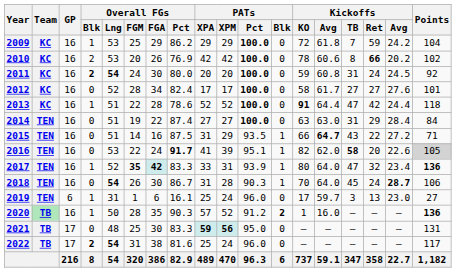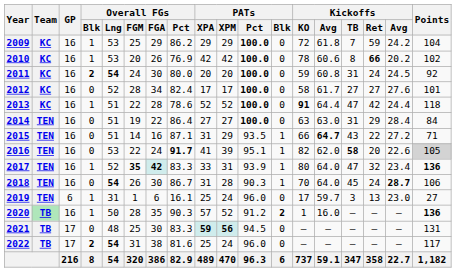(92, 58) 2 -> (92, 58) 1
(181, 120) 87.4 -> (181, 120) 86.4
(181, 136) 87.5 -> (181, 136) 87.1
(255, 229) 95.0 -> (255, 229) 94.5
